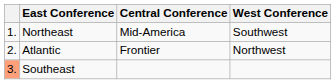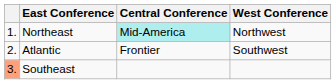(153, 32) no background -> (153, 32) paleturquoise background
(260, 32) Southwest -> (259, 32) Northwest
(259, 50) Northwest -> (260, 50) Southwest
